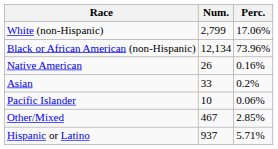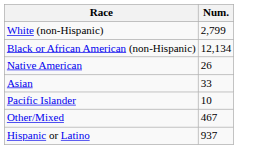- column: (253, 13)
